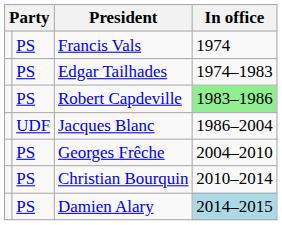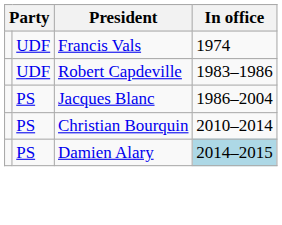(26, 44) PS -> (33, 44) UDF
- row: (113, 71)
(26, 98) PS -> (33, 71) UDF
(234, 98) lightgreen background -> (234, 71) no background
(33, 125) UDF -> (26, 98) PS
- row: (111, 152)
